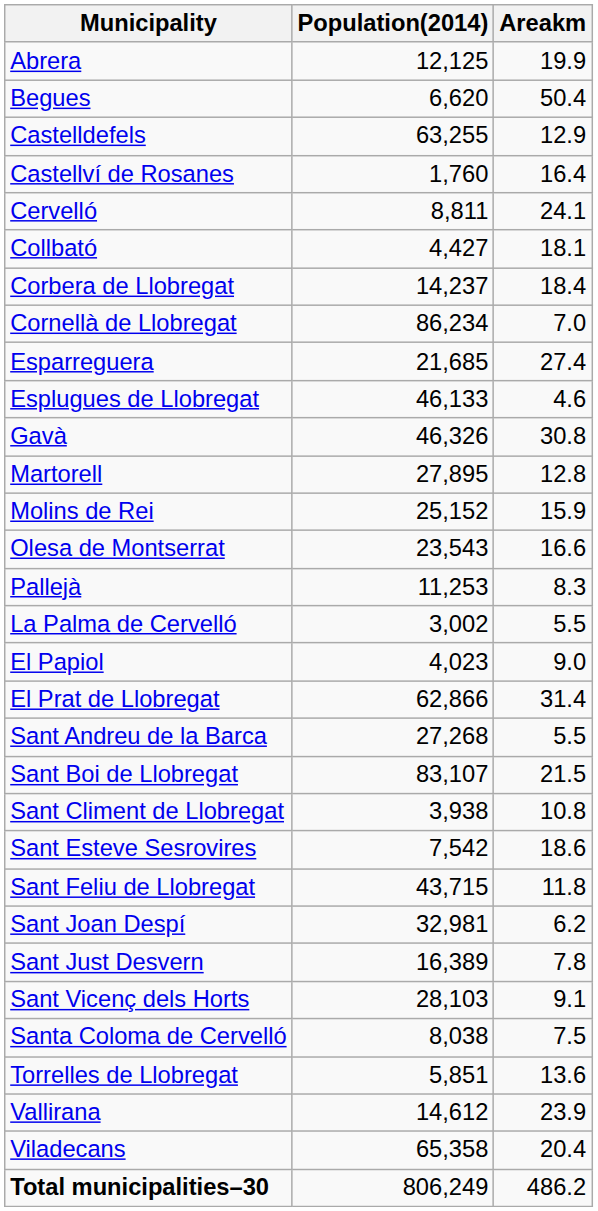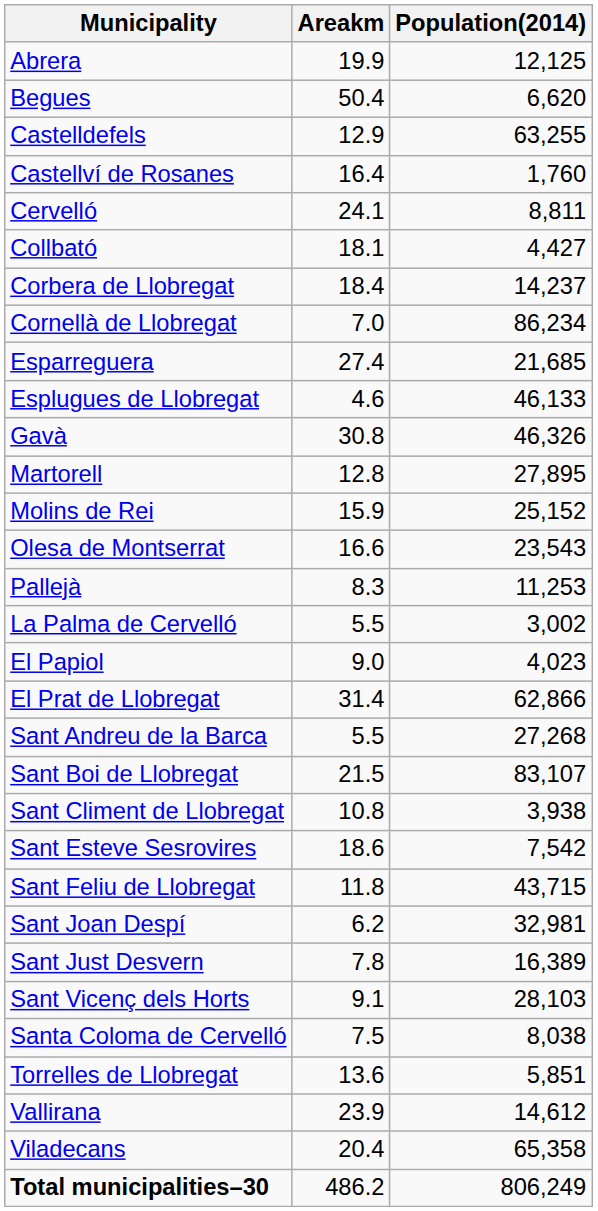columns swapped: (393, 23) <-> (543, 23)
